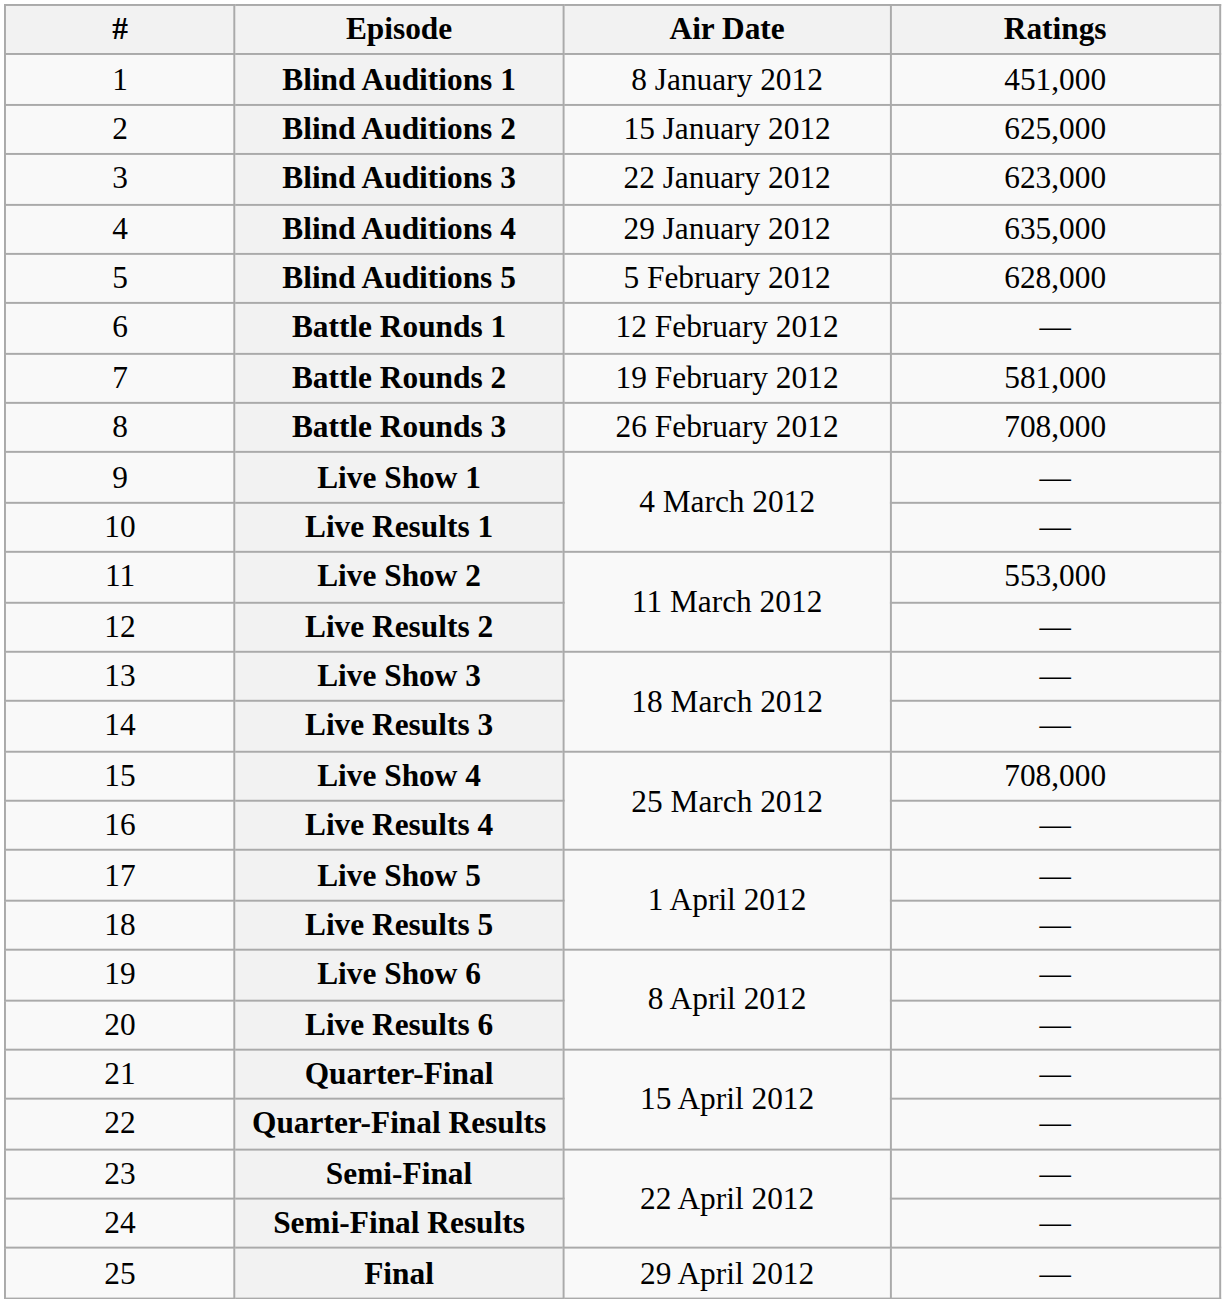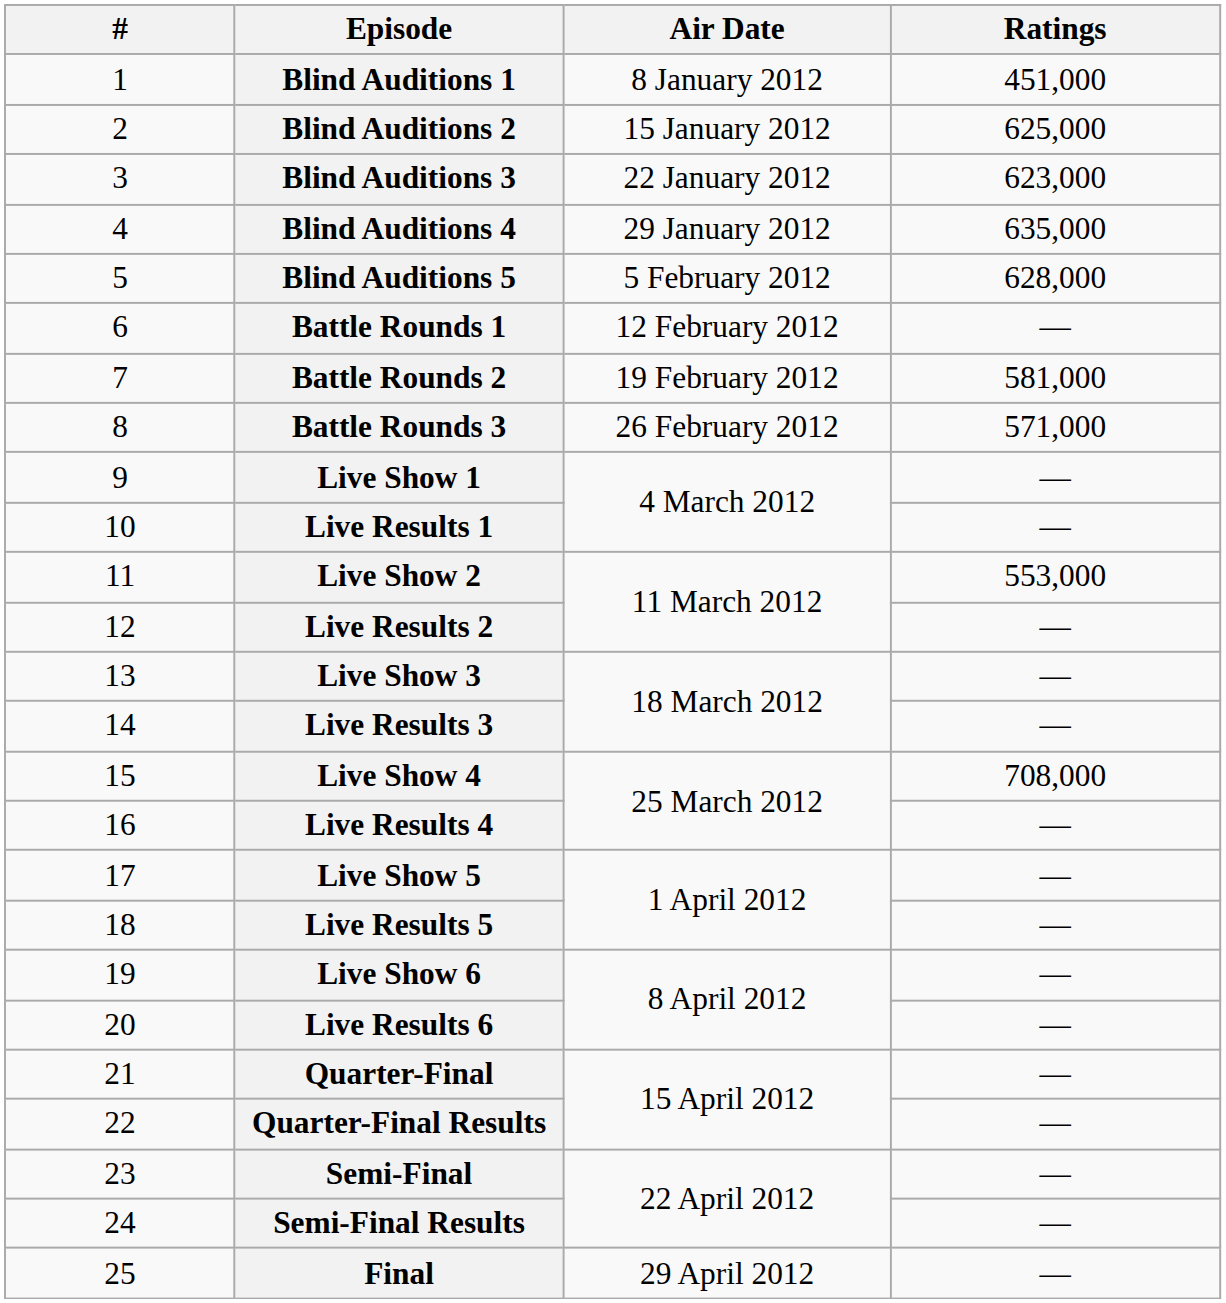(1055, 427) 708,000 -> (1055, 427) 571,000
